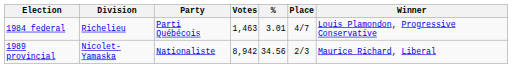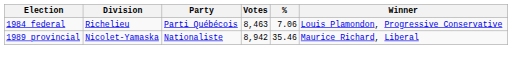- column: (302, 11)
(245, 29) 1,463 -> (256, 24) 8,463
(276, 29) 3.01 -> (287, 24) 7.06
(273, 52) 34.56 -> (285, 38) 35.46
